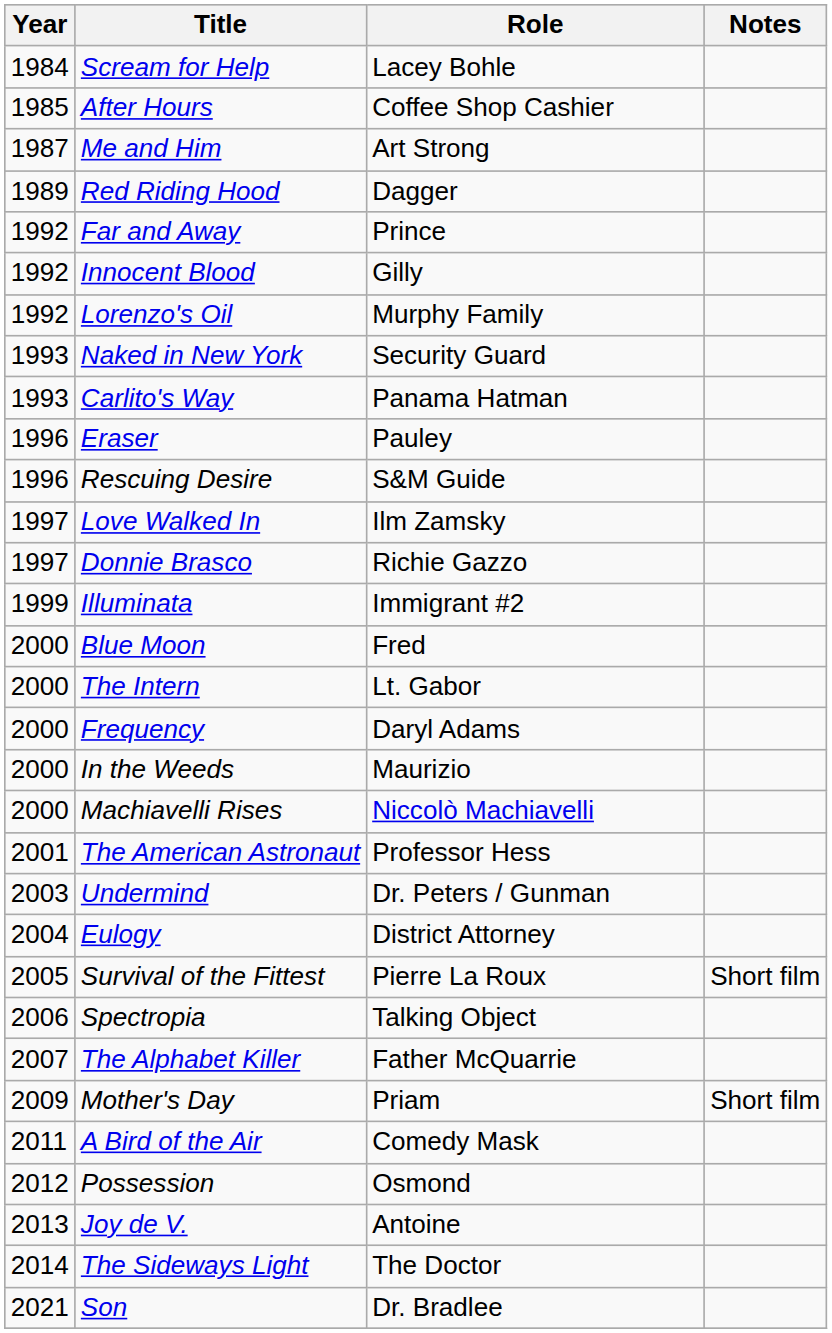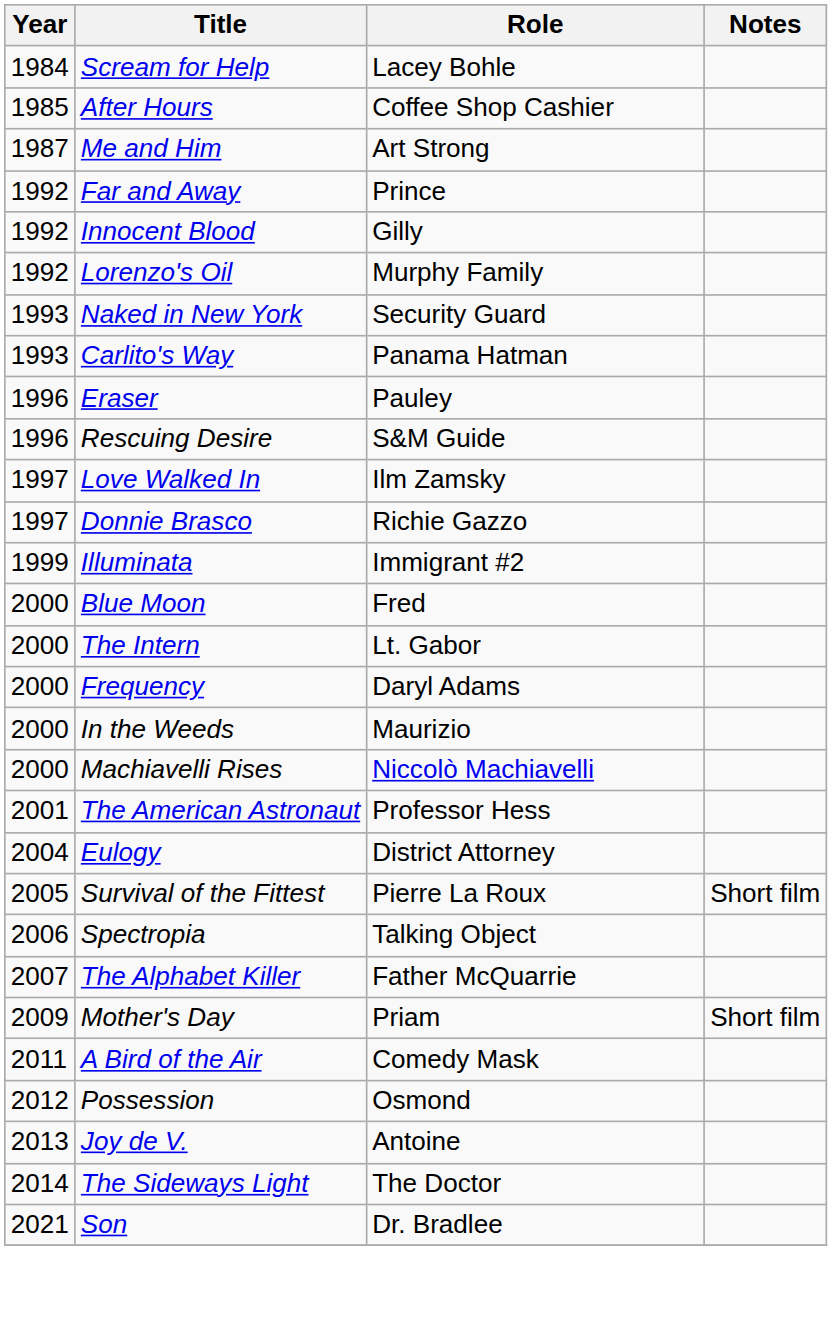- row: (180, 190)
- row: (145, 893)
